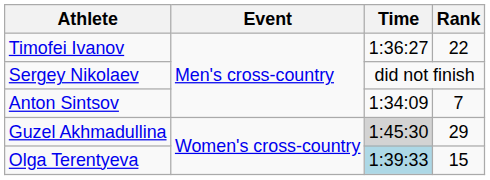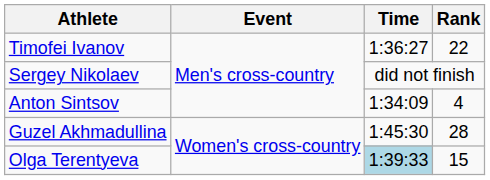(459, 104) 7 -> (459, 104) 4
(399, 132) lightgrey background -> (399, 132) no background
(459, 132) 29 -> (459, 132) 28
